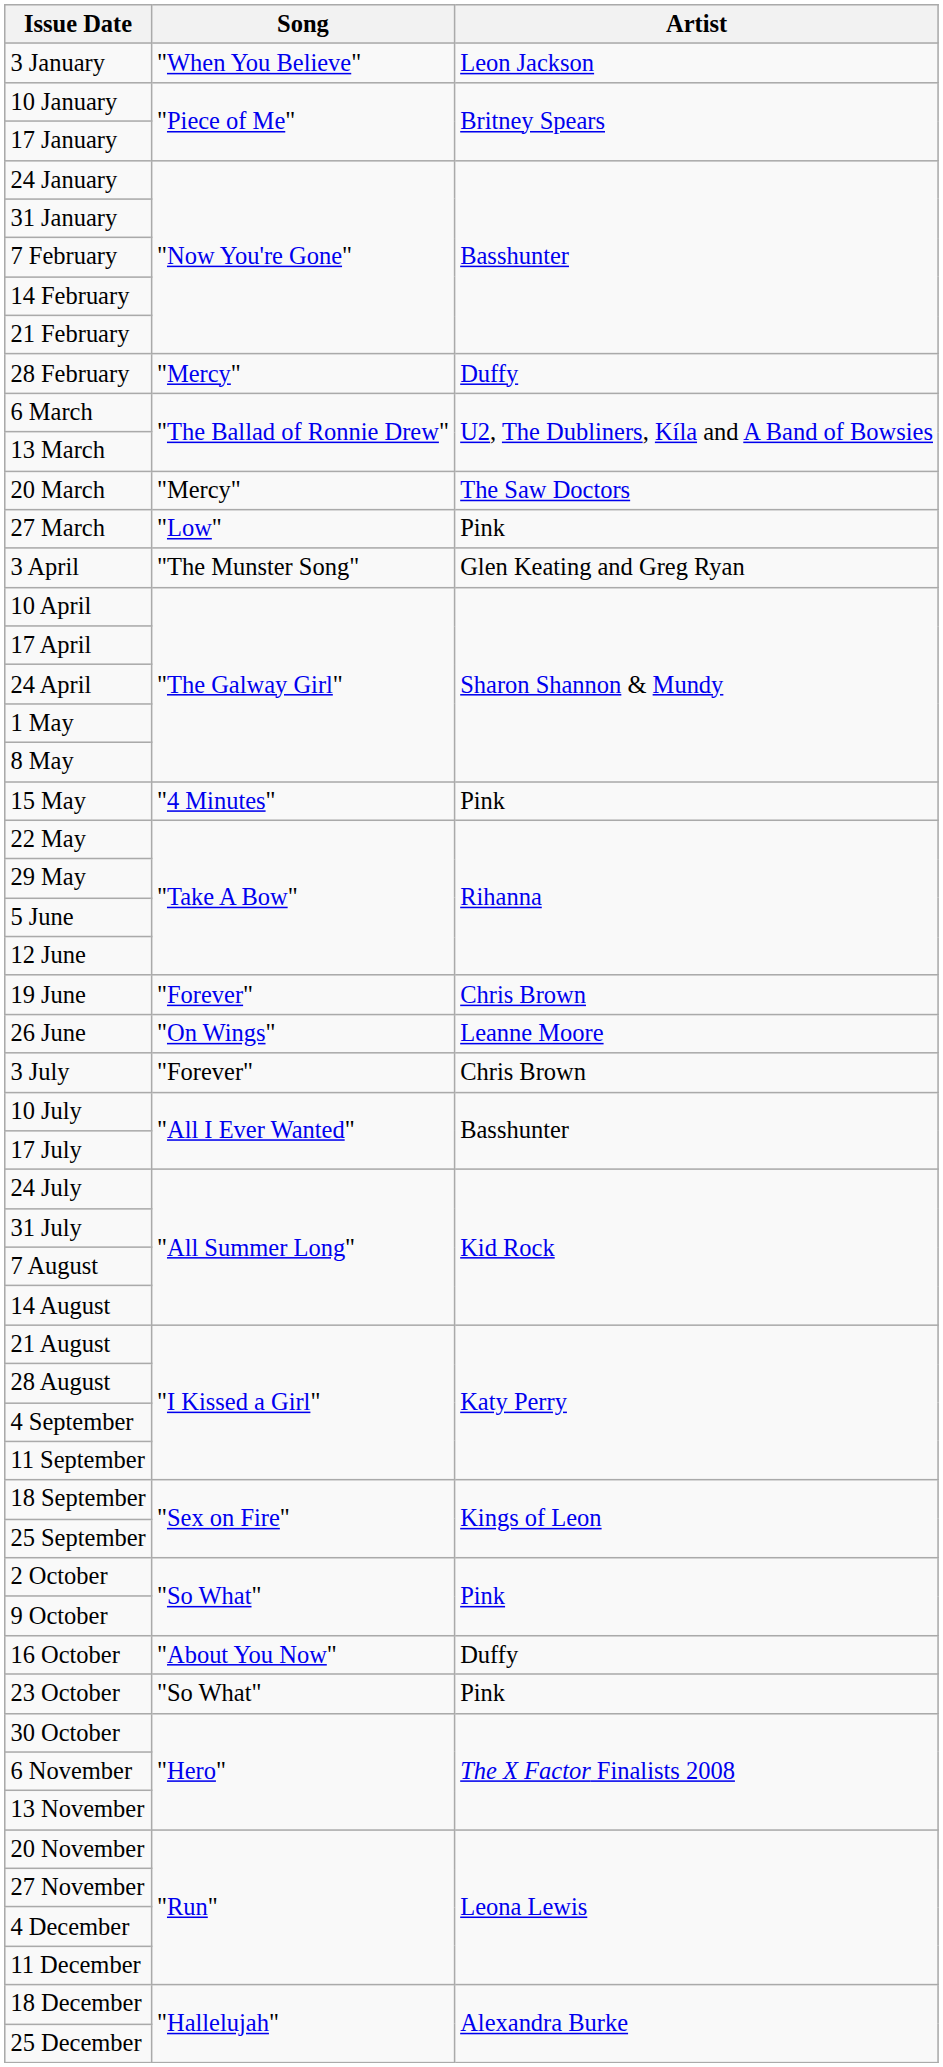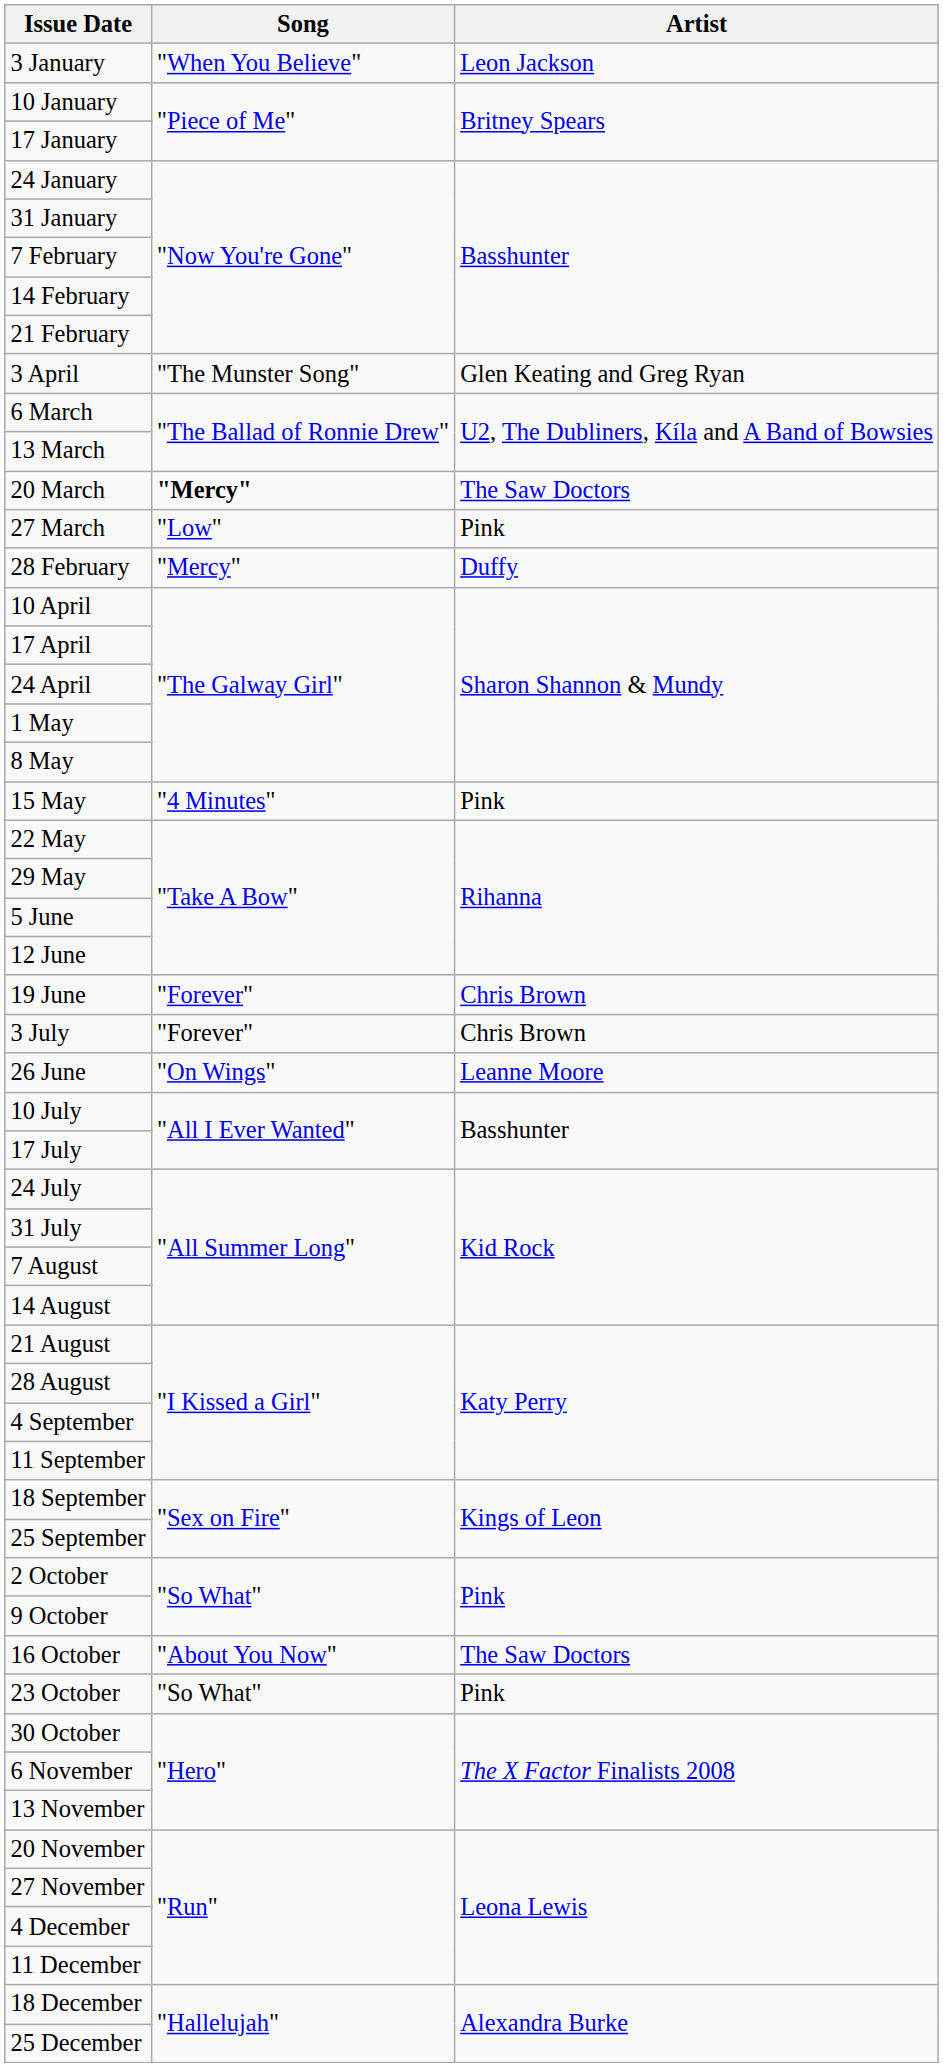rows swapped: (70, 373) <-> (45, 567)
(199, 489) normal -> (204, 489) bold
rows swapped: (48, 1033) <-> (40, 1072)
(489, 1654) Duffy -> (545, 1654) The Saw Doctors
